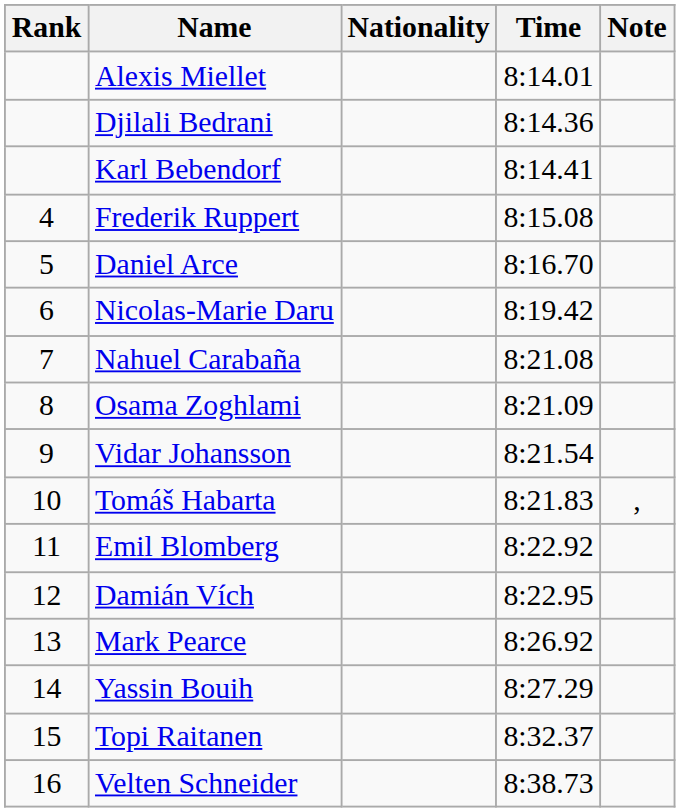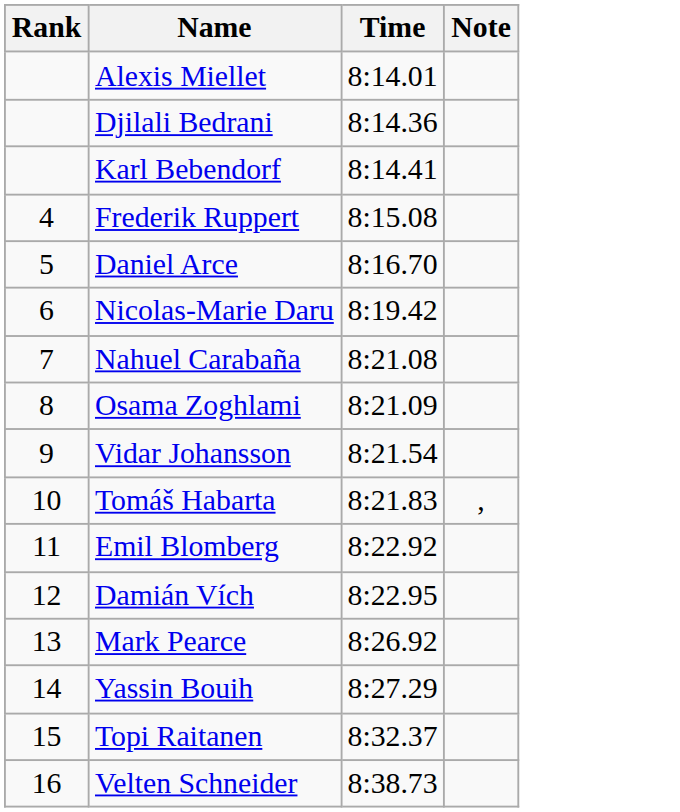- column: (419, 28)
